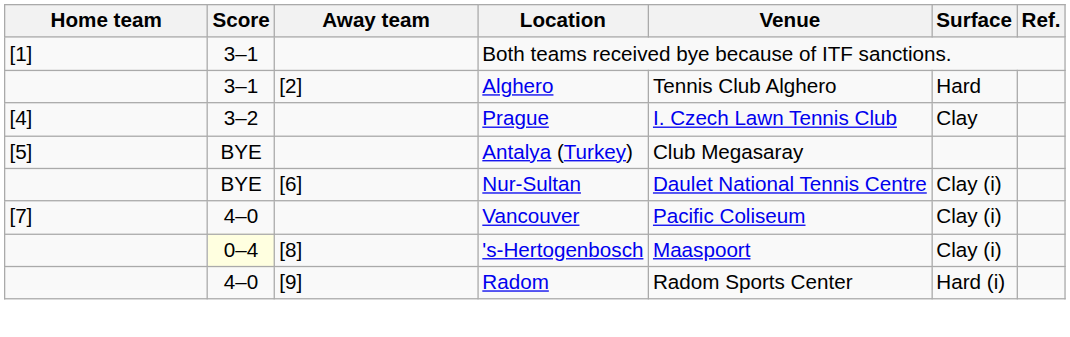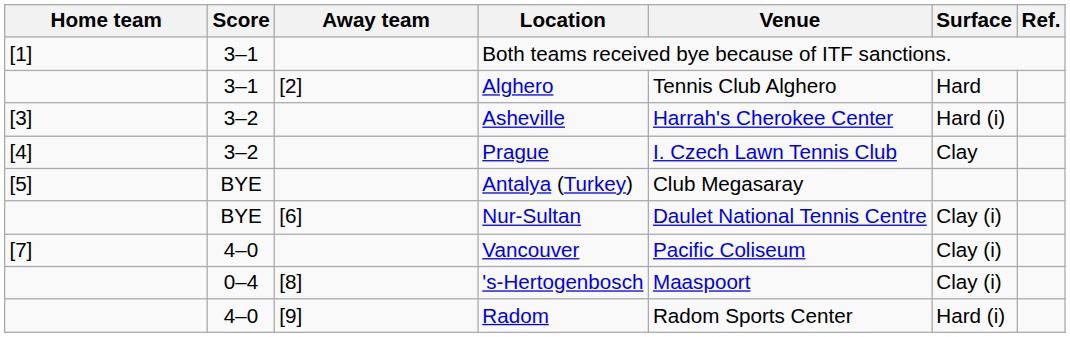+ row: (524, 119)
(241, 250) lightyellow background -> (241, 282) no background
